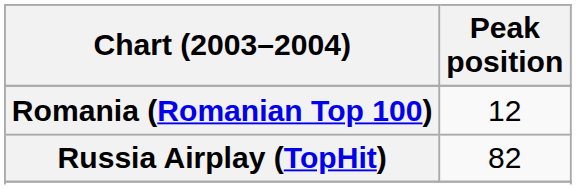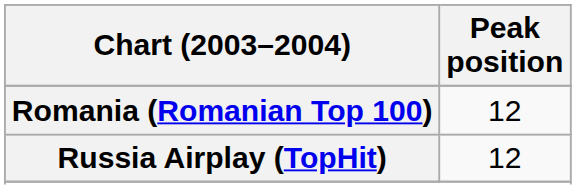(505, 157) 82 -> (505, 157) 12
